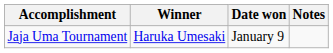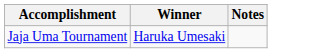- column: (259, 15)
